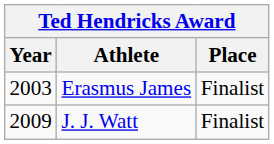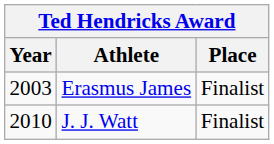(31, 121) 2009 -> (31, 121) 2010
